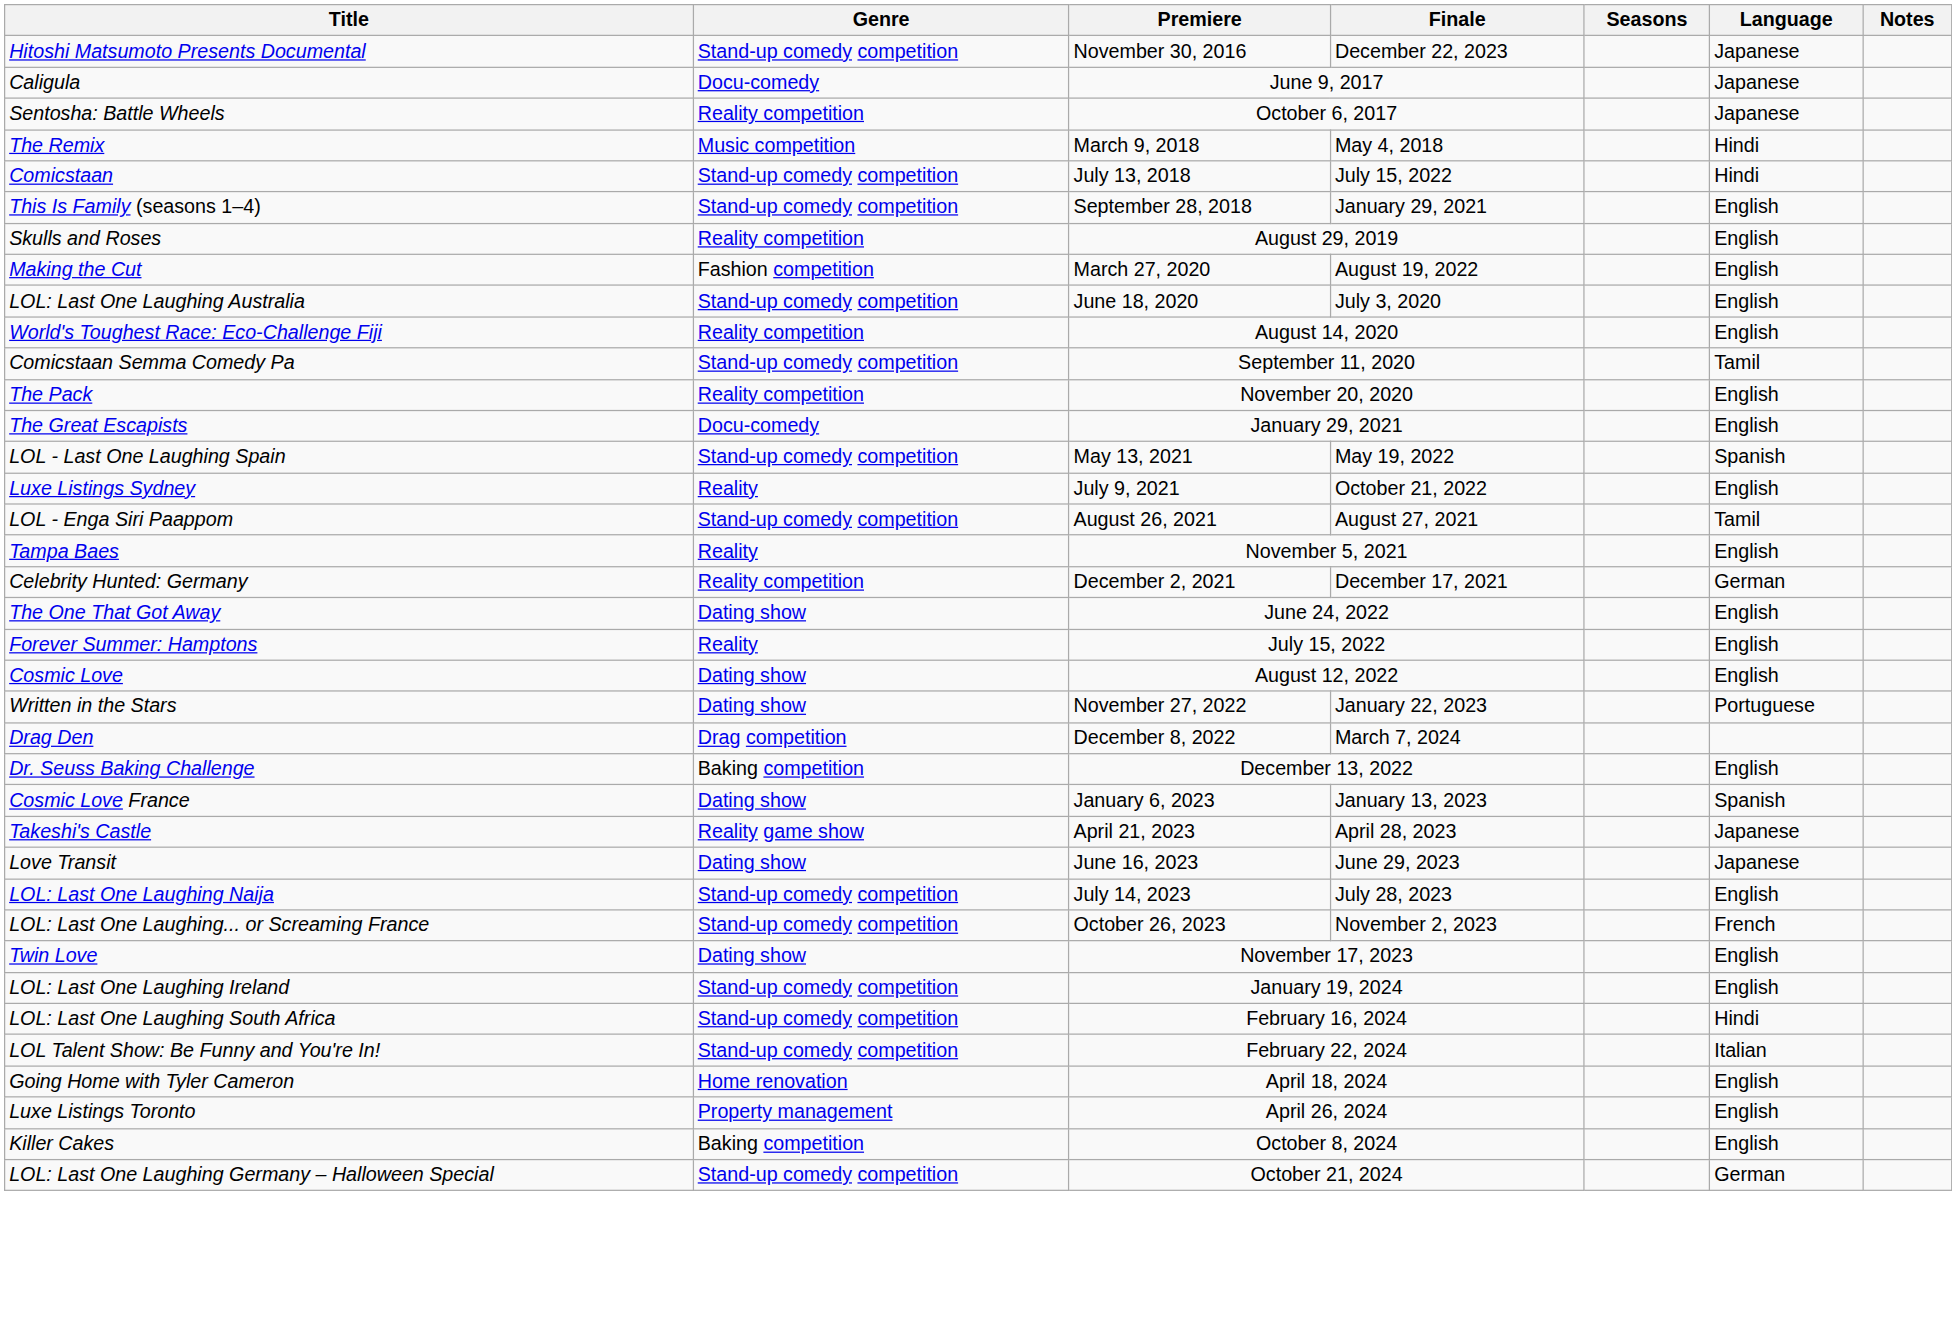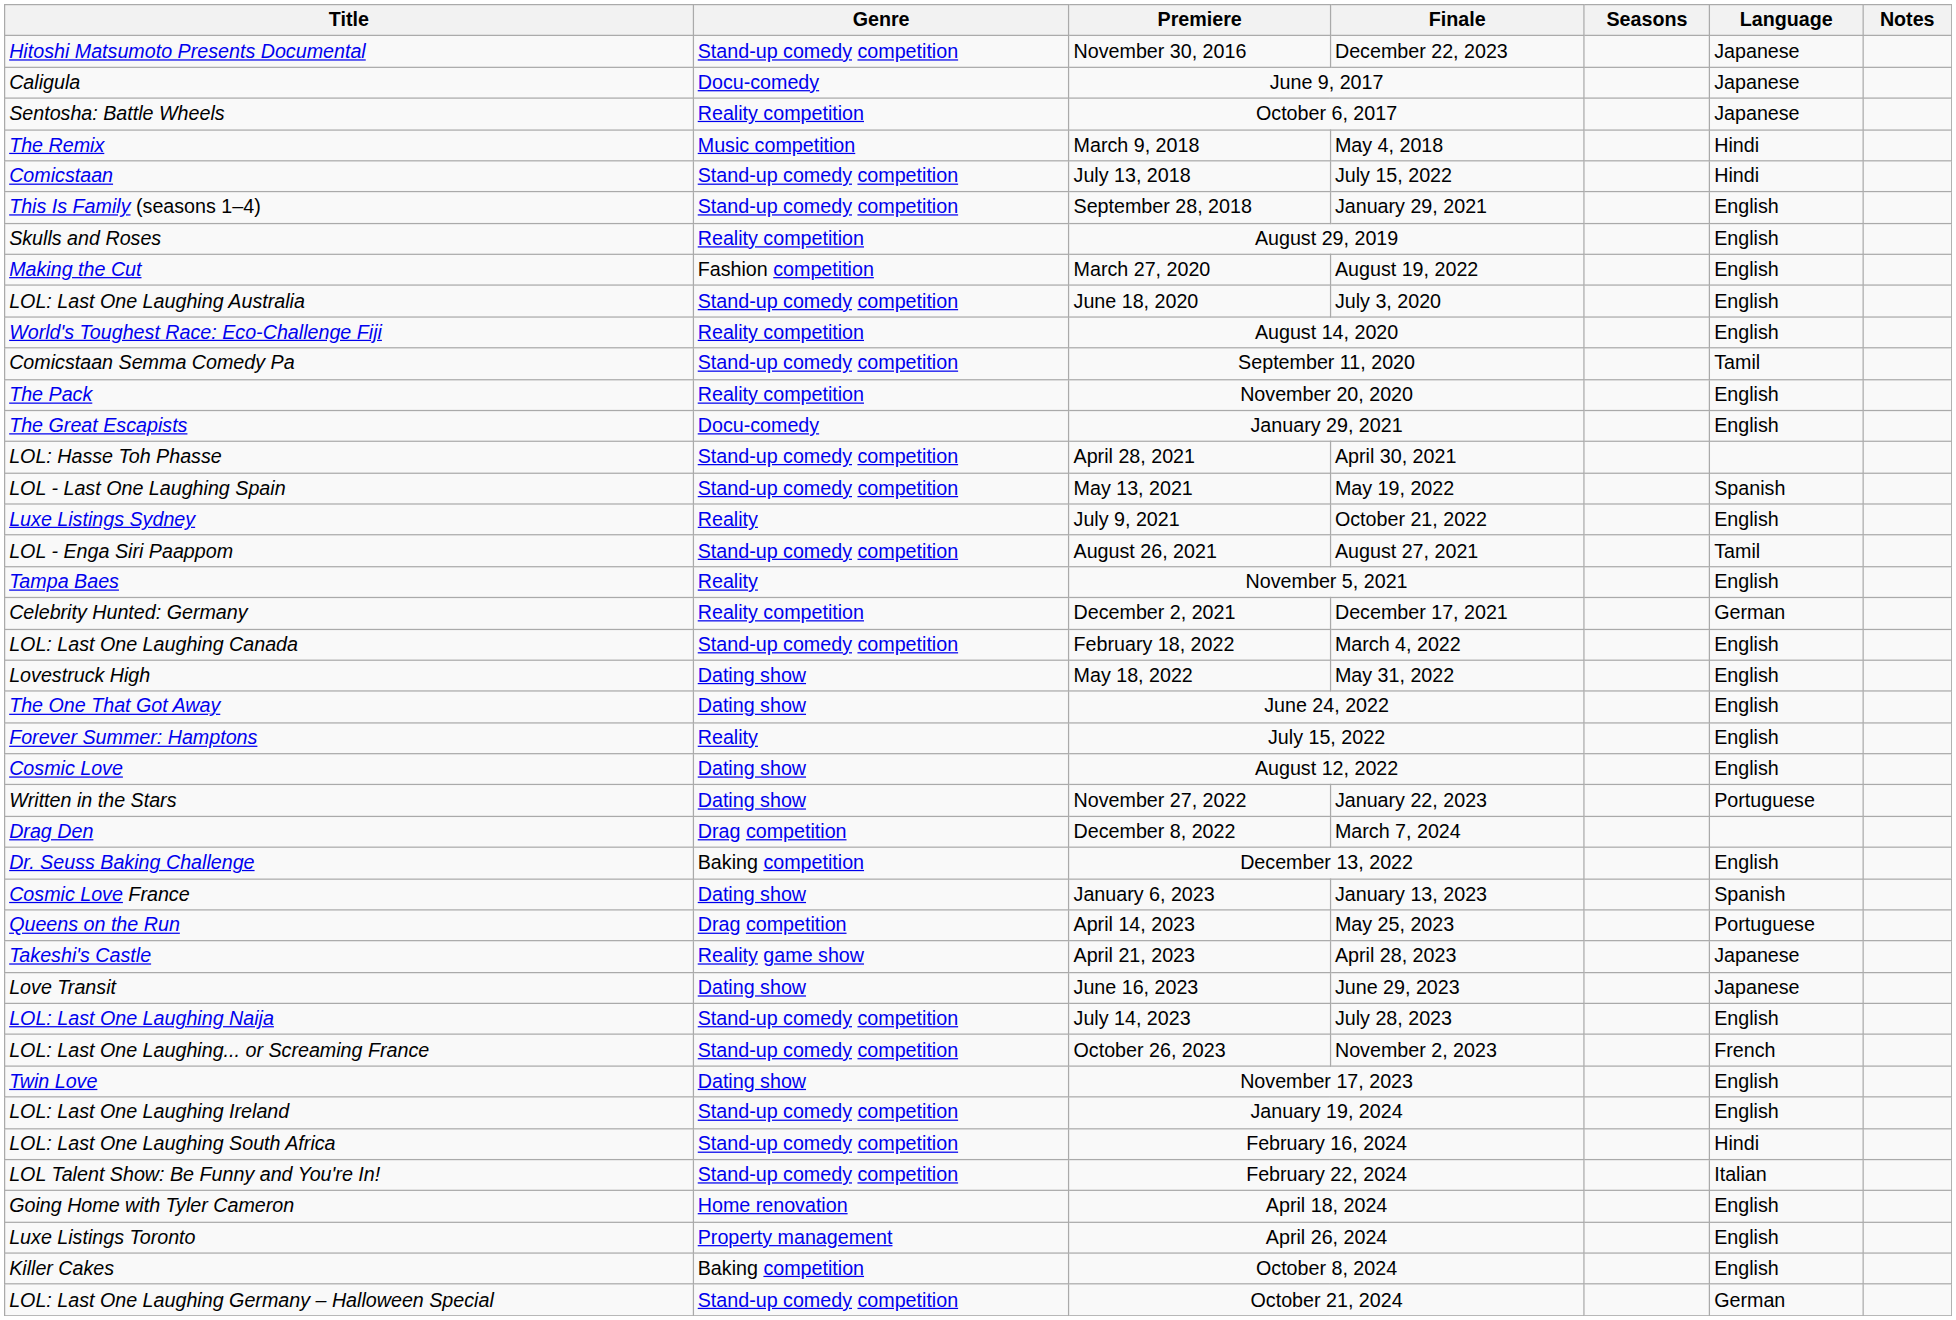+ row: (115, 457)
+ row: (154, 644)
+ row: (80, 675)
+ row: (94, 925)
